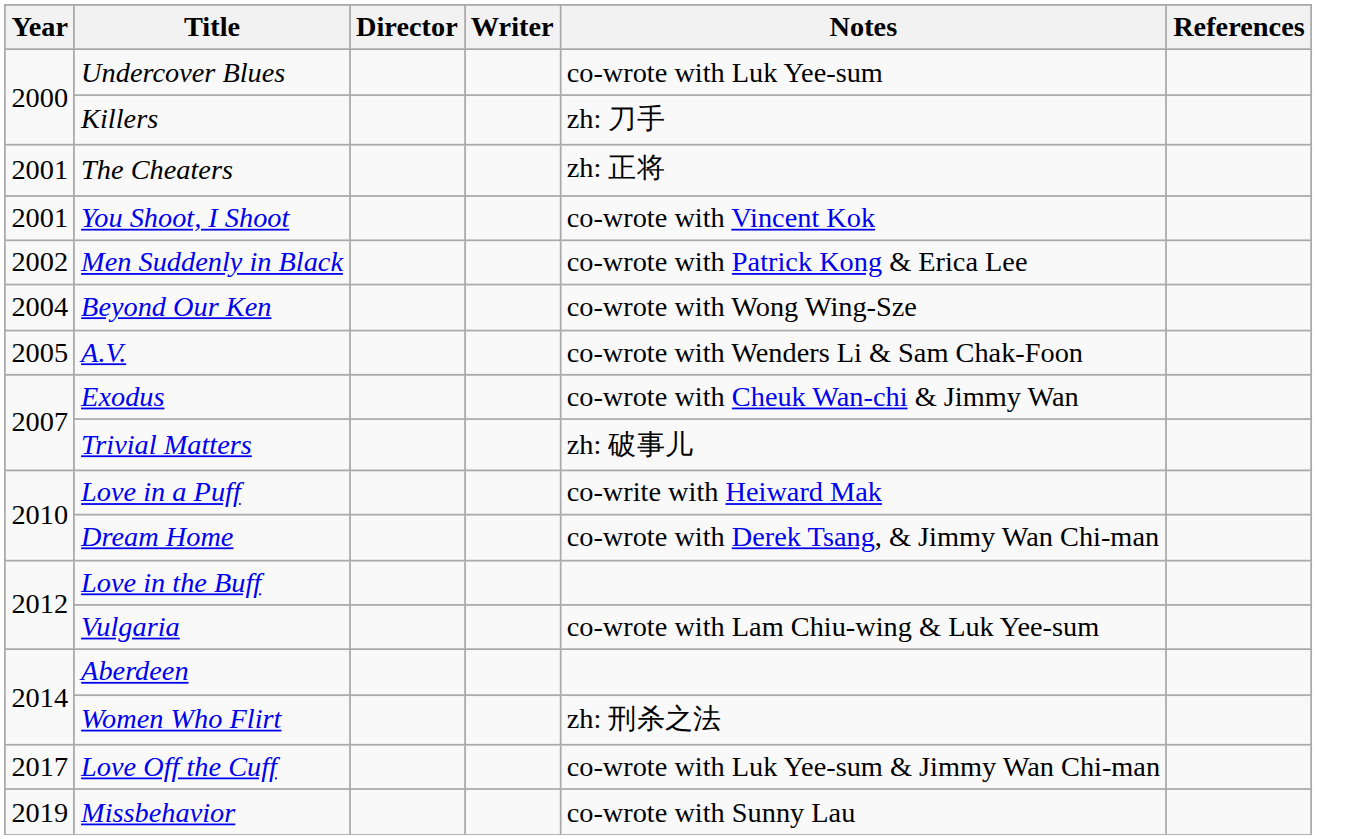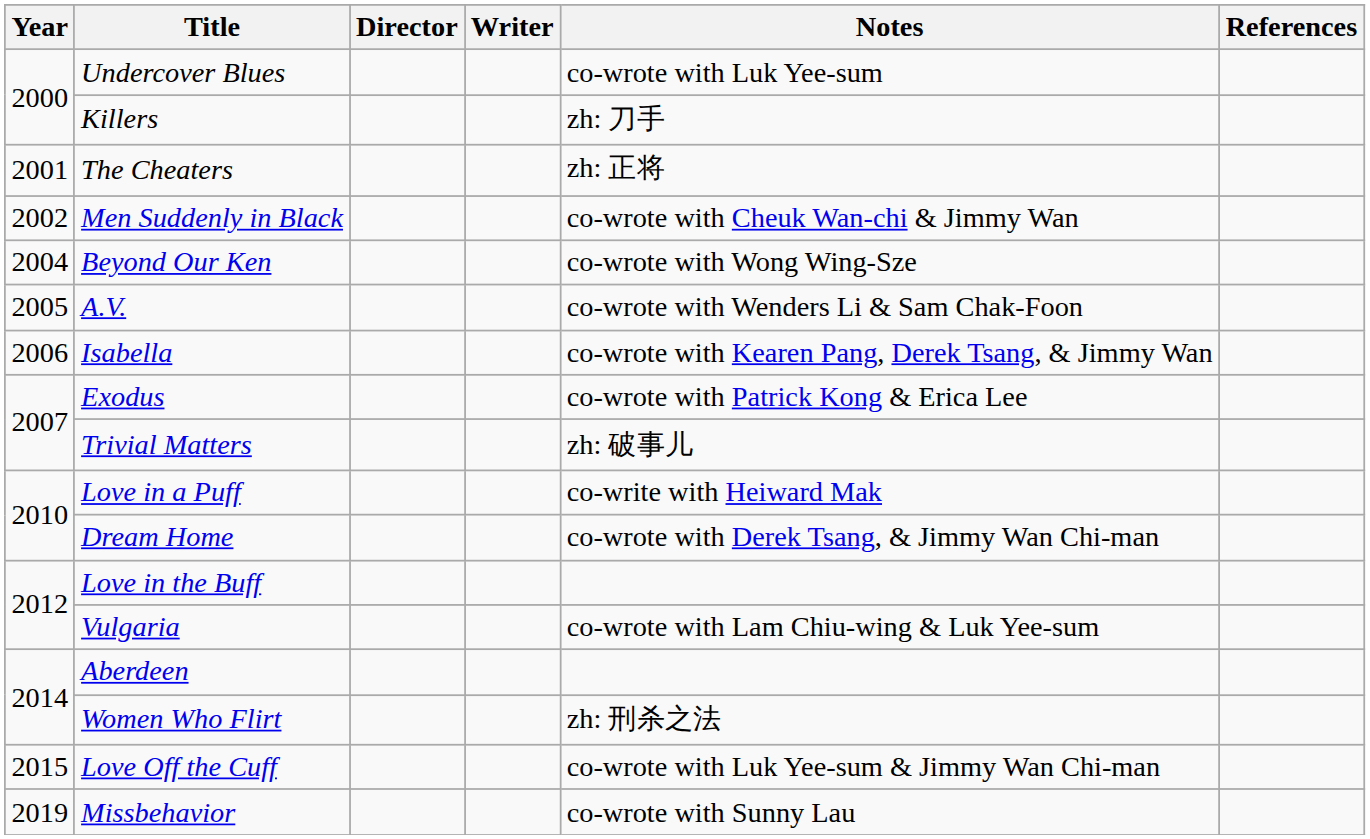- row: (185, 217)
(797, 262) co-wrote with Patrick Kong & Erica Lee -> (823, 217) co-wrote with Cheuk Wan-chi & Jimmy Wan
+ row: (127, 351)
(823, 396) co-wrote with Cheuk Wan-chi & Jimmy Wan -> (797, 396) co-wrote with Patrick Kong & Erica Lee
(40, 766) 2017 -> (40, 766) 2015
